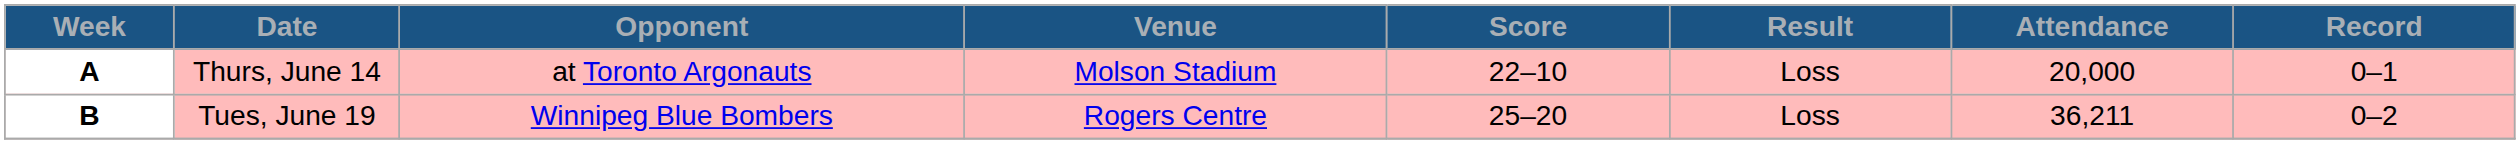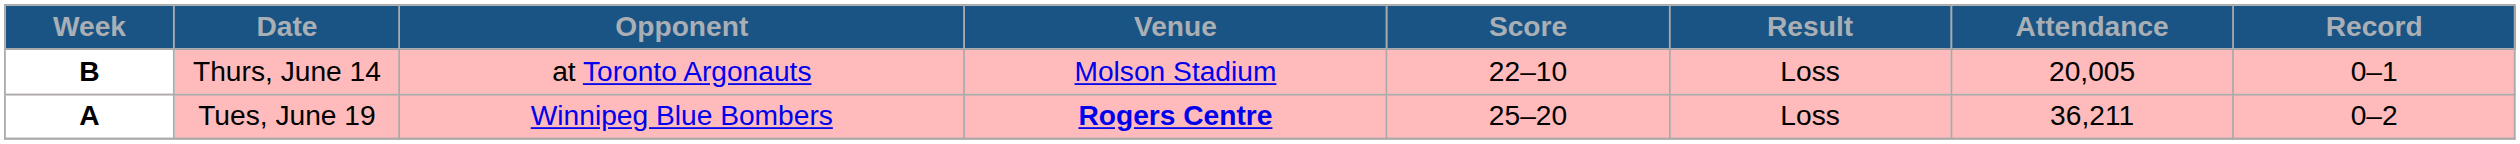(89, 71) A -> (89, 71) B
(2092, 71) 20,000 -> (2092, 71) 20,005
(89, 116) B -> (89, 116) A
(1175, 116) normal -> (1175, 116) bold
